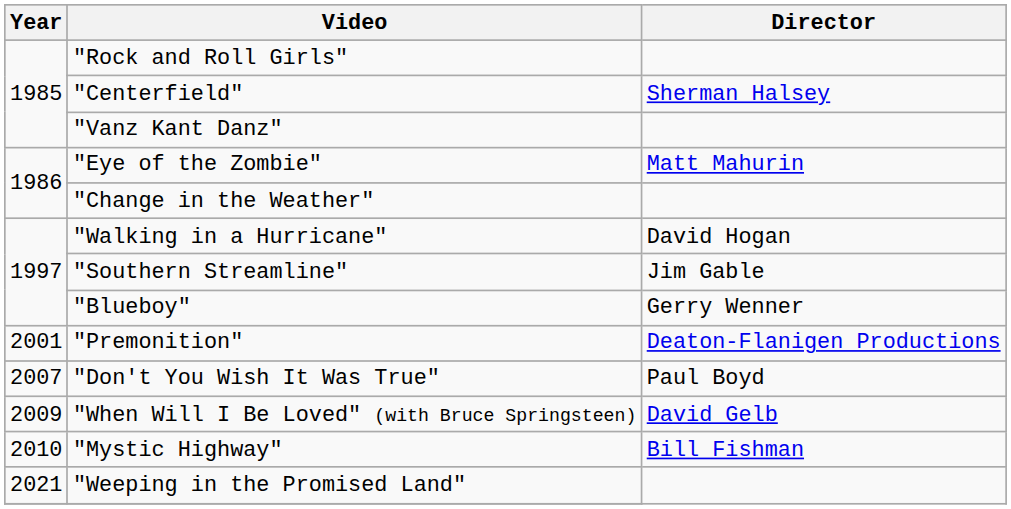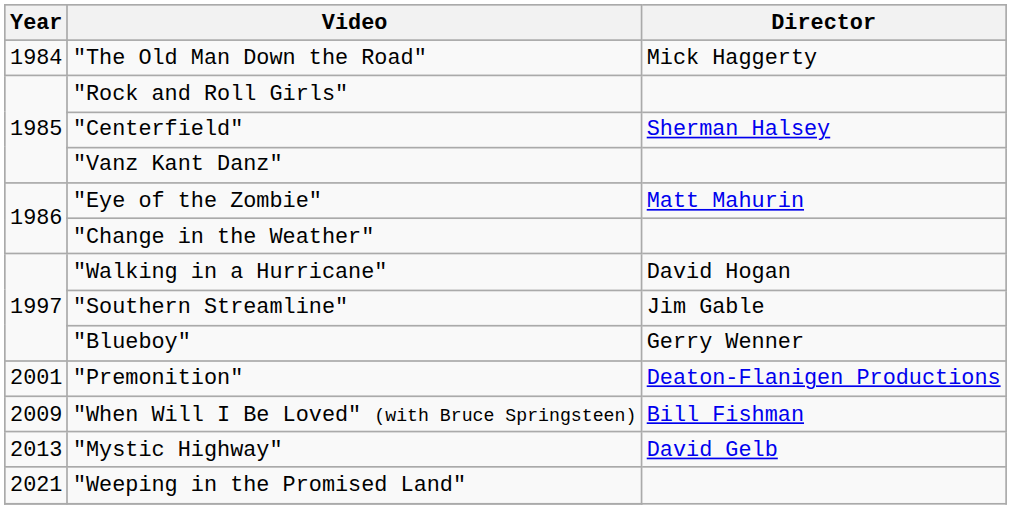+ row: (250, 58)
- row: (256, 379)
(712, 414) David Gelb -> (725, 414) Bill Fishman
(36, 450) 2010 -> (36, 450) 2013
(725, 450) Bill Fishman -> (712, 450) David Gelb
